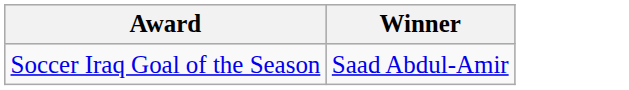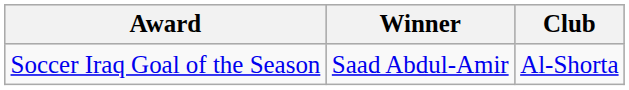+ column: (569, 24)
